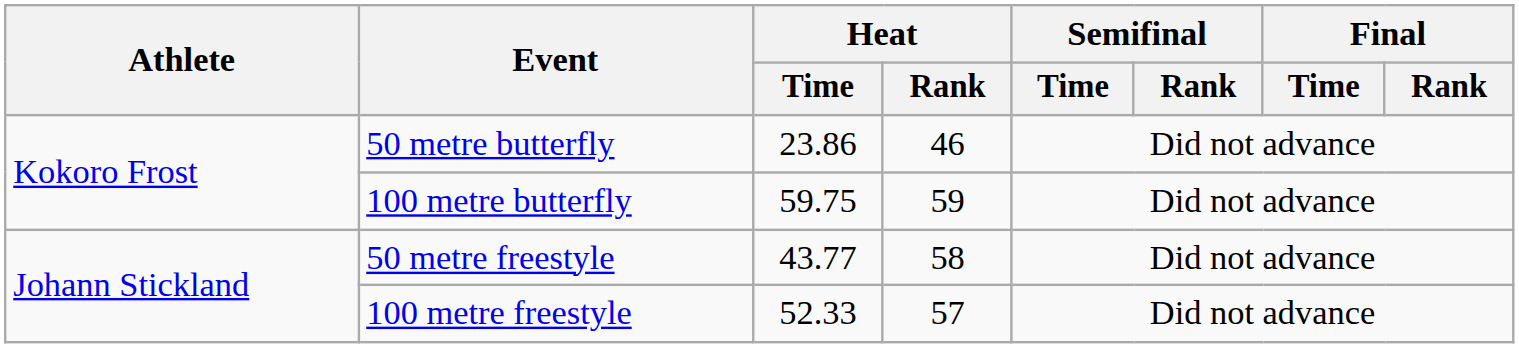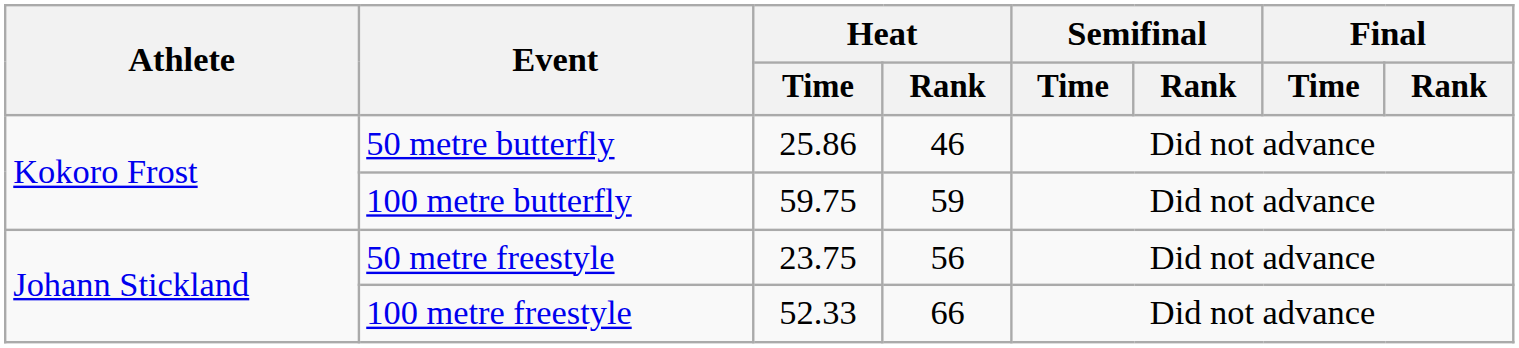(818, 143) 23.86 -> (818, 143) 25.86
(818, 257) 43.77 -> (818, 257) 23.75
(948, 257) 58 -> (948, 257) 56
(948, 314) 57 -> (948, 314) 66
